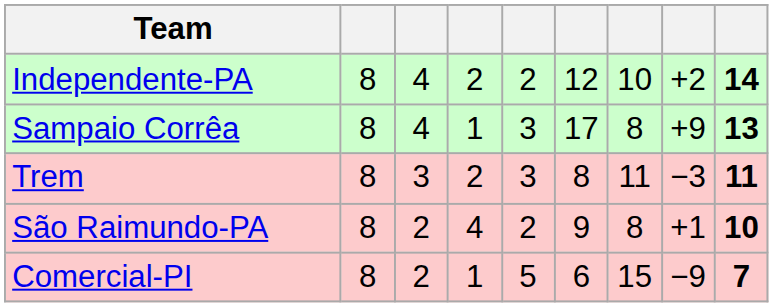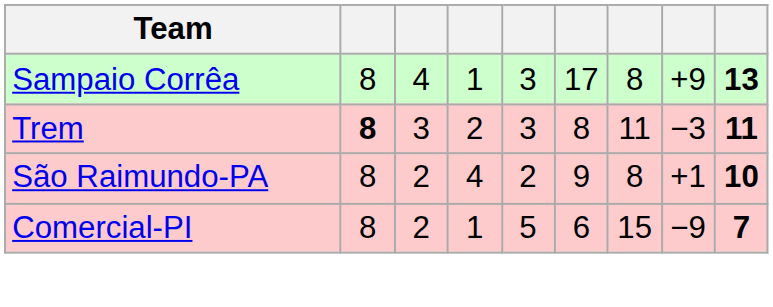- row: (132, 78)
(368, 177) normal -> (368, 128) bold
